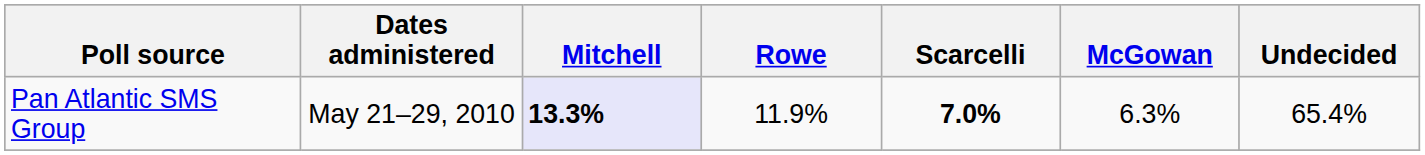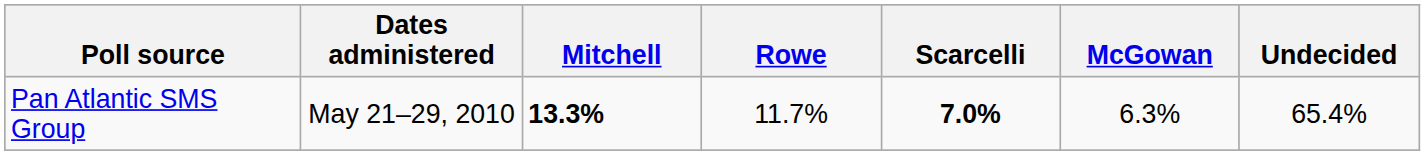(566, 113) lavender background -> (566, 113) no background
(791, 113) 11.9% -> (791, 113) 11.7%
